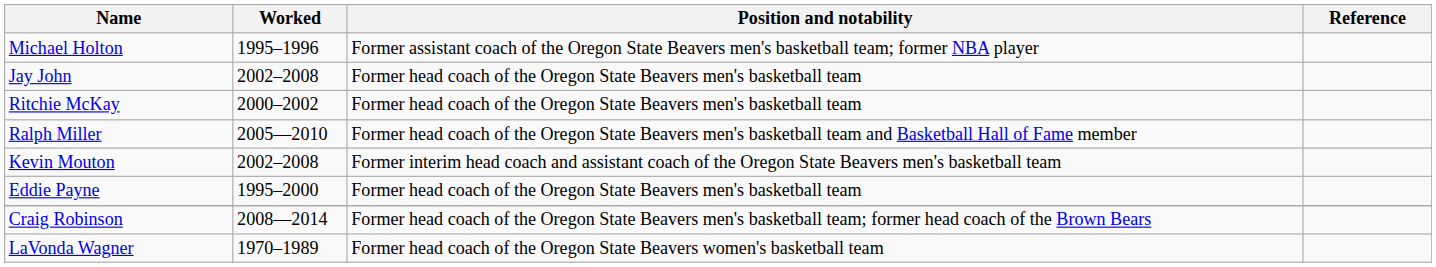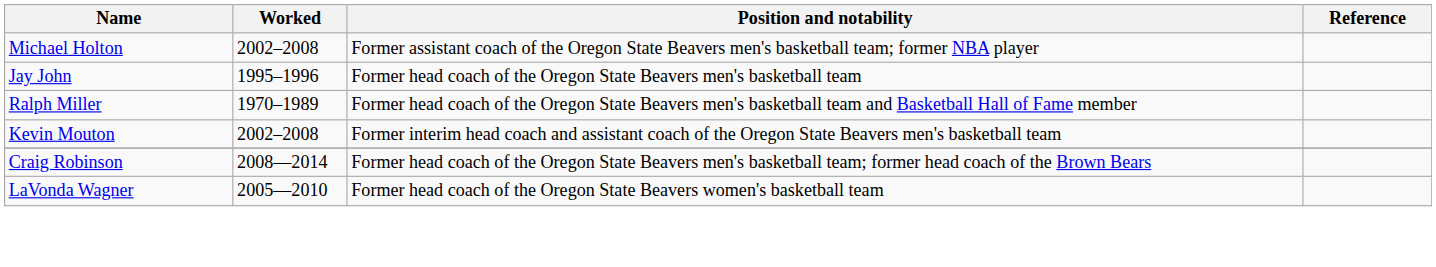(278, 47) 1995–1996 -> (278, 47) 2002–2008
(278, 76) 2002–2008 -> (278, 76) 1995–1996
- row: (64, 104)
(282, 133) 2005—2010 -> (278, 104) 1970–1989
- row: (54, 190)
(278, 248) 1970–1989 -> (282, 190) 2005—2010
